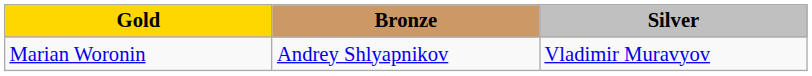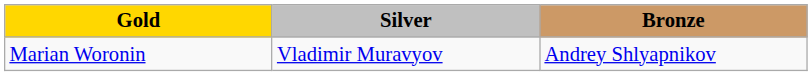columns swapped: (673, 20) <-> (406, 20)
